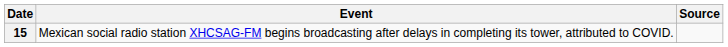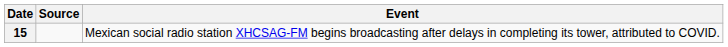columns swapped: (356, 14) <-> (700, 14)
